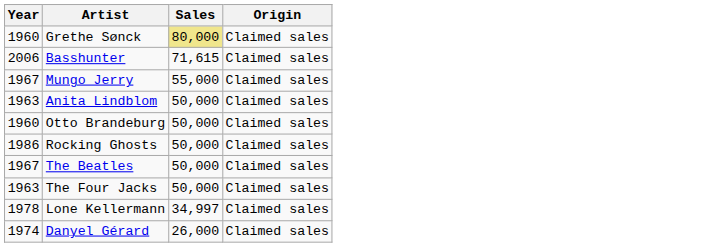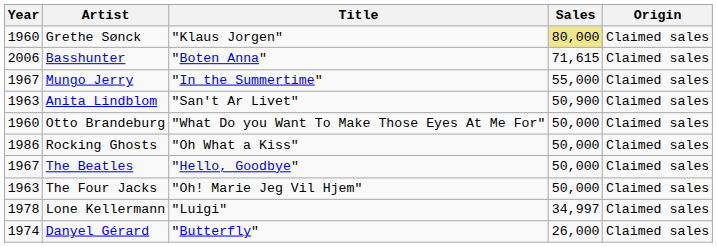+ column: (359, 15)
(195, 102) 50,000 -> (576, 102) 50,900
